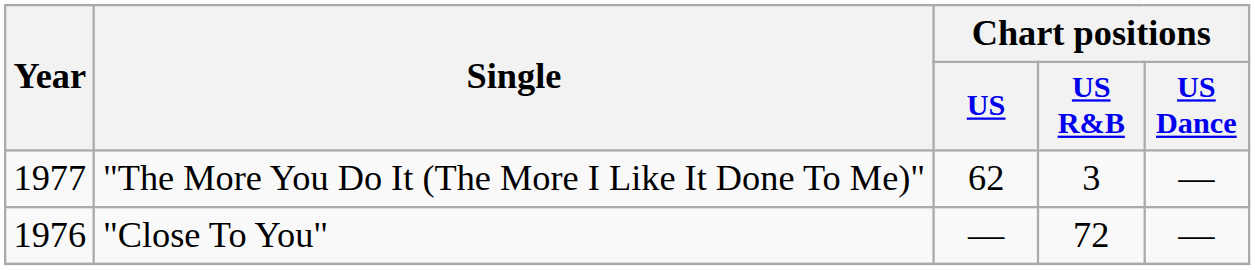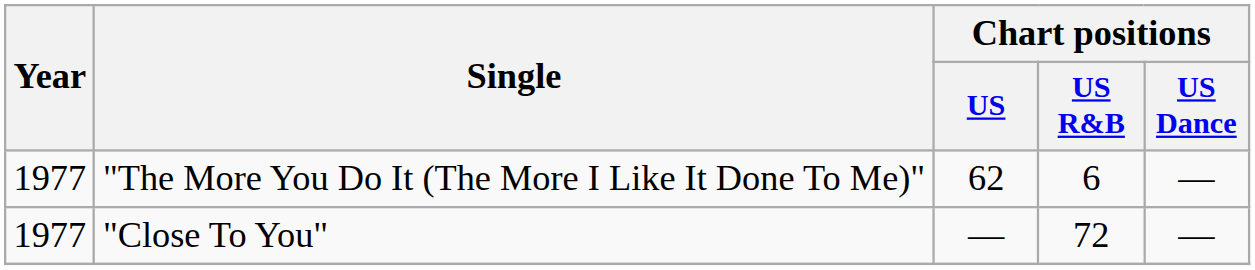(1091, 177) 3 -> (1091, 177) 6
(50, 235) 1976 -> (50, 235) 1977
